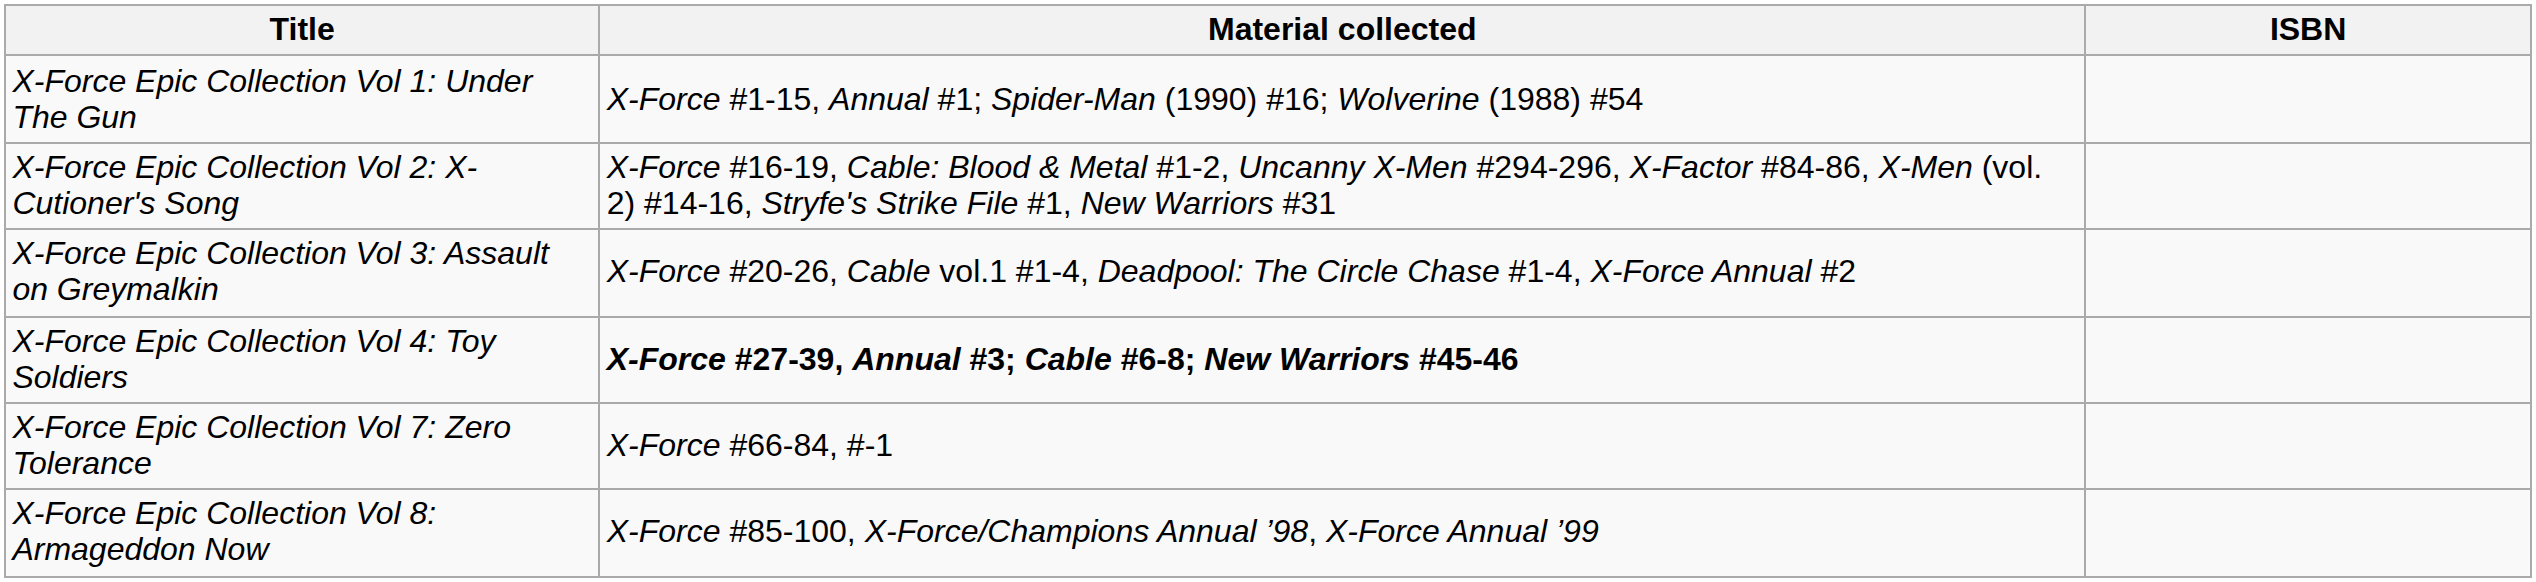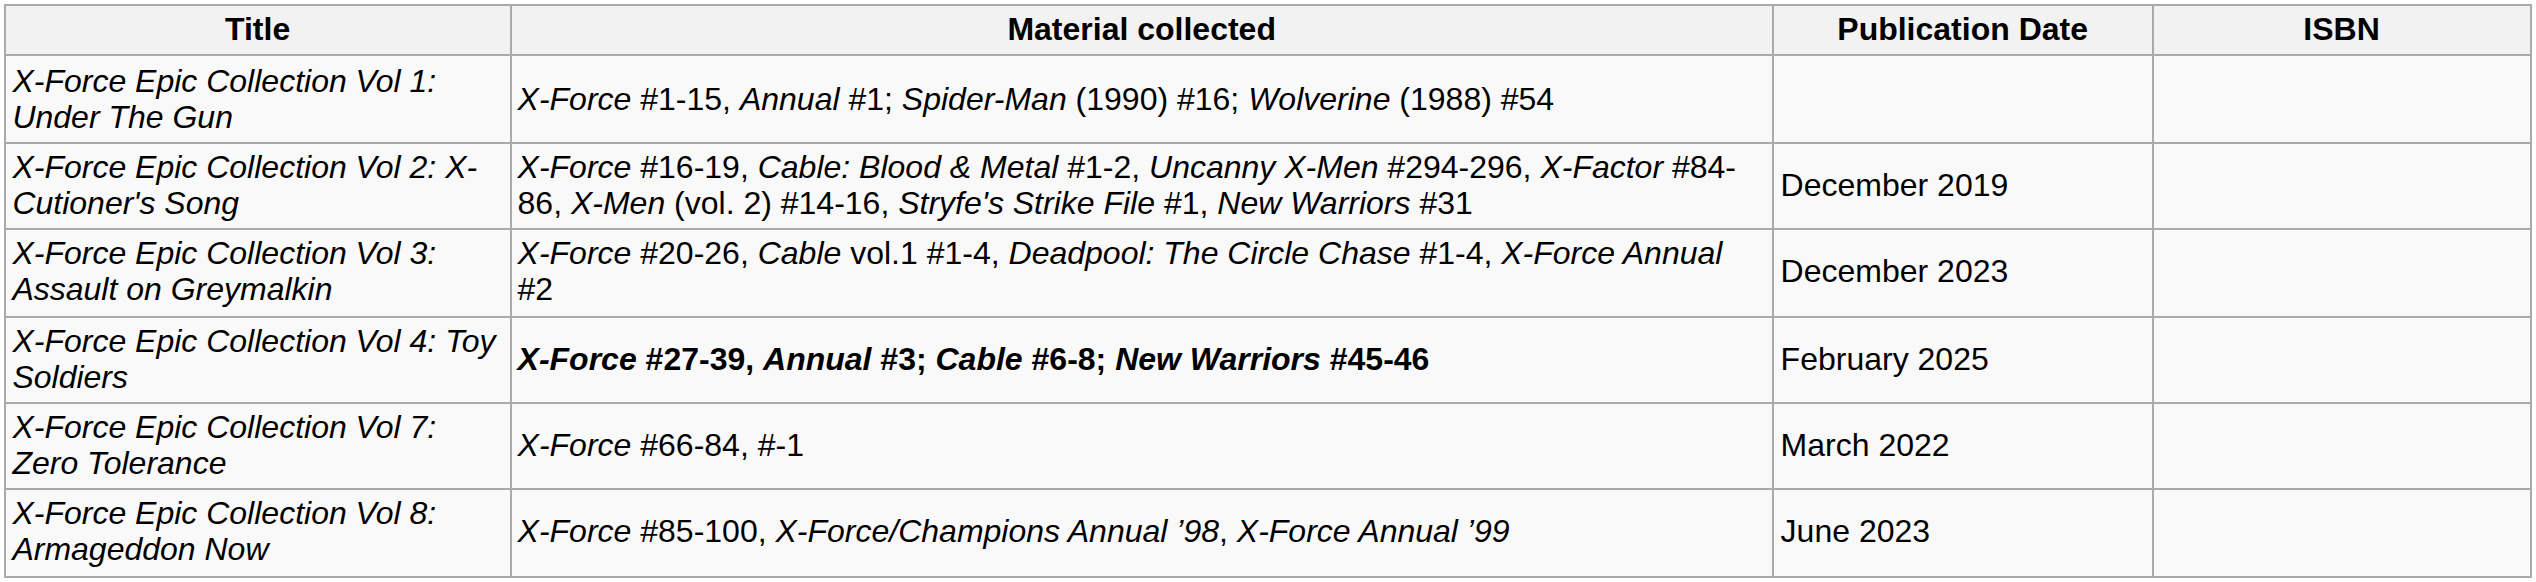+ column: (1963, 29)
